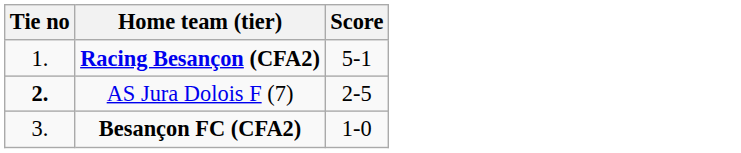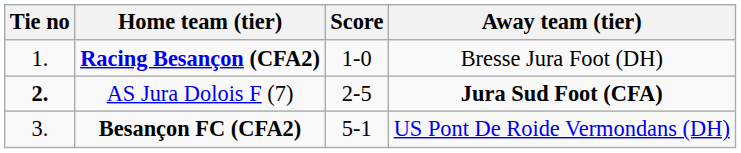+ column: (562, 22)
(357, 57) 5-1 -> (357, 57) 1-0
(357, 128) 1-0 -> (357, 128) 5-1
